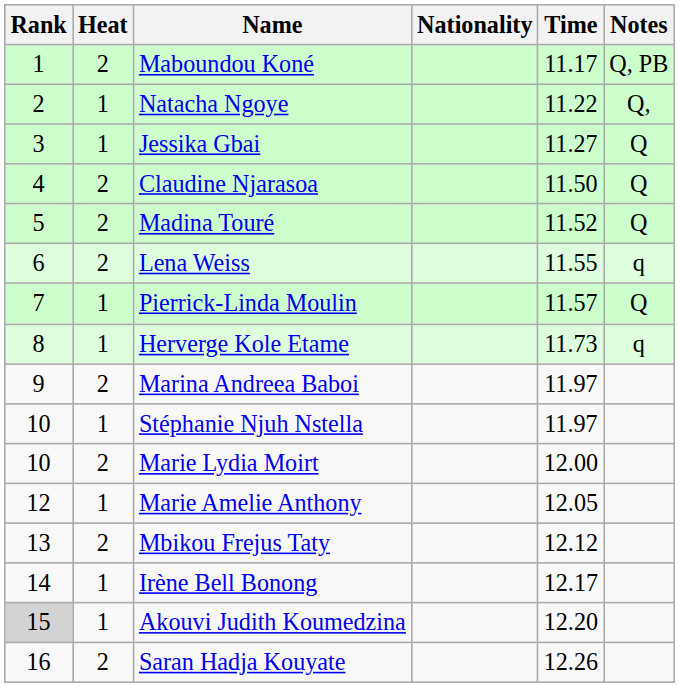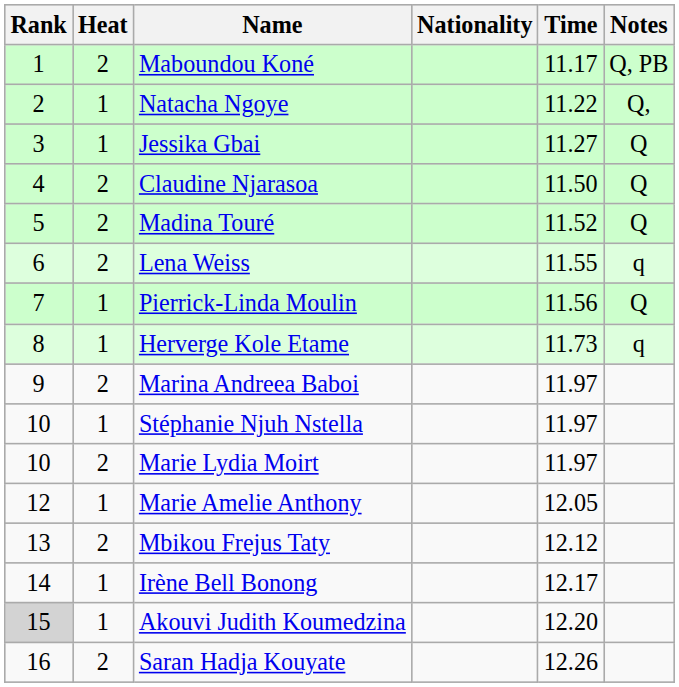(571, 303) 11.57 -> (571, 303) 11.56
(571, 462) 12.00 -> (571, 462) 11.97
